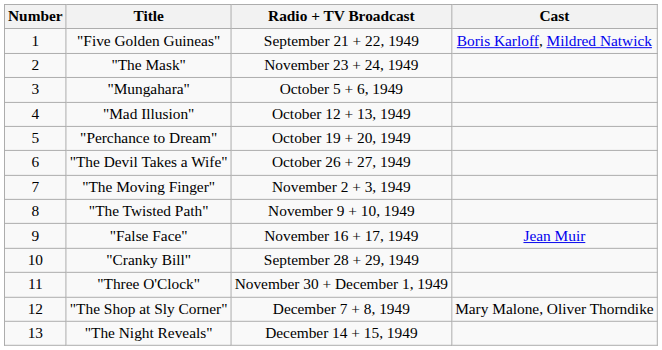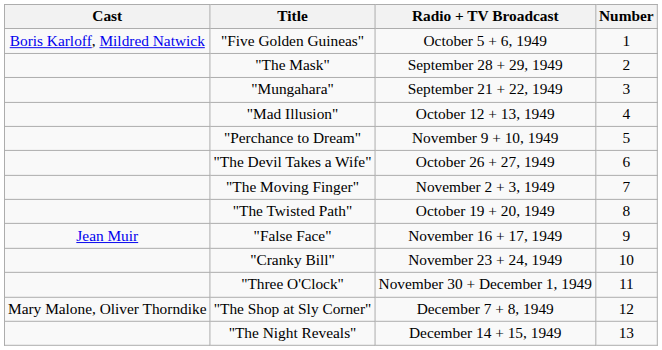columns swapped: (35, 16) <-> (554, 16)
(341, 41) September 21 + 22, 1949 -> (485, 41) October 5 + 6, 1949
(341, 65) November 23 + 24, 1949 -> (485, 65) September 28 + 29, 1949
(341, 89) October 5 + 6, 1949 -> (485, 89) September 21 + 22, 1949
(341, 138) October 19 + 20, 1949 -> (485, 138) November 9 + 10, 1949
(341, 211) November 9 + 10, 1949 -> (485, 211) October 19 + 20, 1949
(341, 260) September 28 + 29, 1949 -> (485, 260) November 23 + 24, 1949
